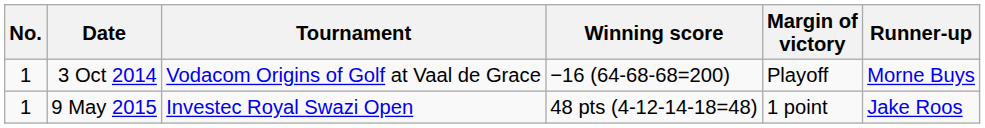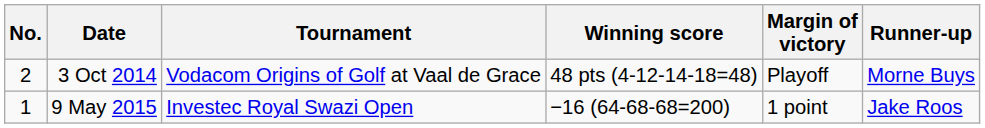(26, 75) 1 -> (26, 75) 2
(640, 75) −16 (64-68-68=200) -> (654, 75) 48 pts (4-12-14-18=48)
(654, 107) 48 pts (4-12-14-18=48) -> (640, 107) −16 (64-68-68=200)
